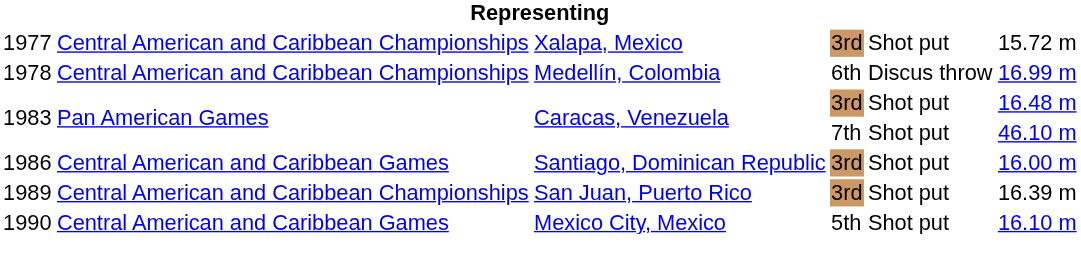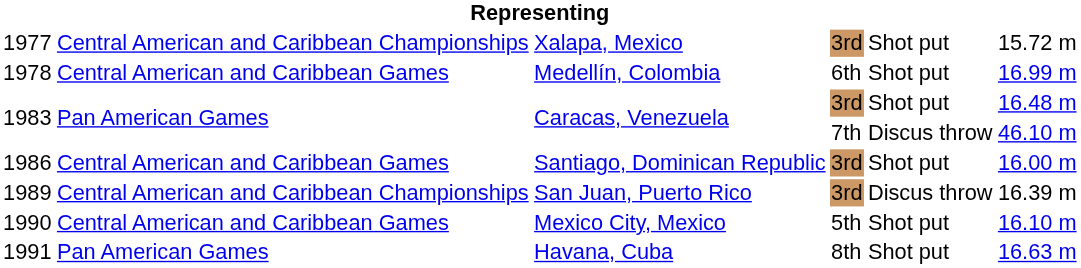(293, 72) Central American and Caribbean Championships -> (253, 72) Central American and Caribbean Games
(930, 72) Discus throw -> (908, 72) Shot put
(908, 132) Shot put -> (930, 132) Discus throw
(908, 192) Shot put -> (930, 192) Discus throw
+ row: (27, 252)
